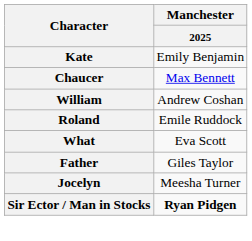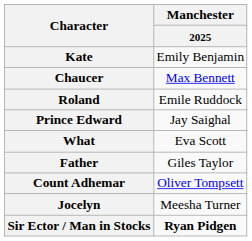- row: (79, 99)
+ row: (79, 120)
+ row: (79, 183)
